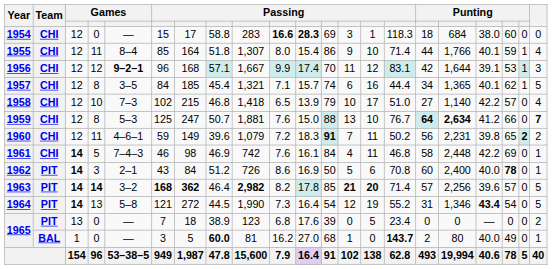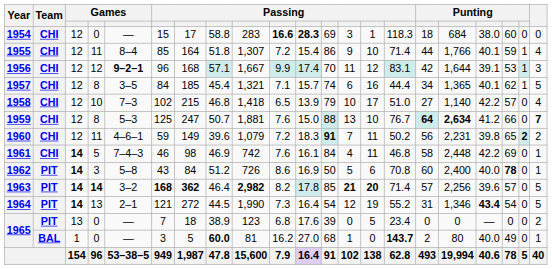(283, 51) 8.0 -> (283, 51) 7.2
(128, 170) 2–1 -> (128, 170) 5–8
(128, 204) 5–8 -> (128, 204) 2–1
